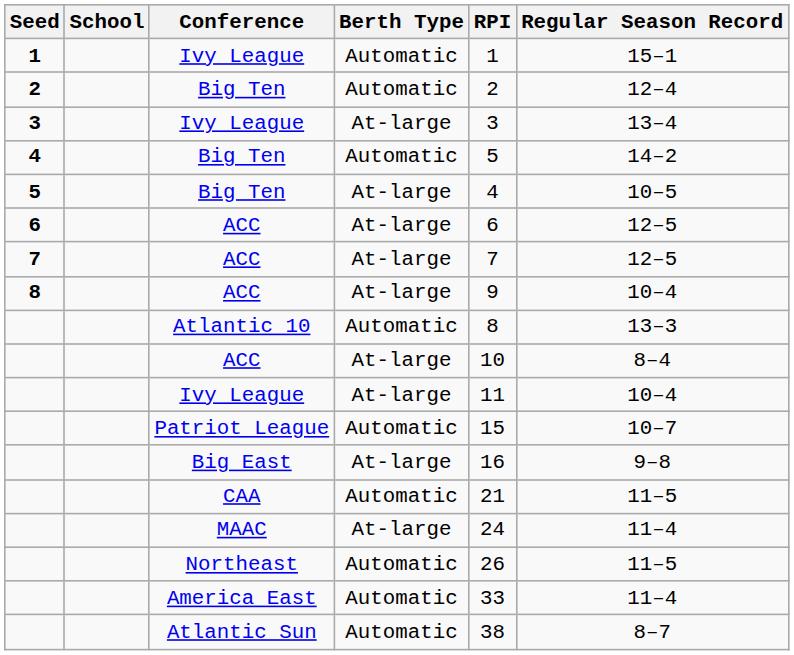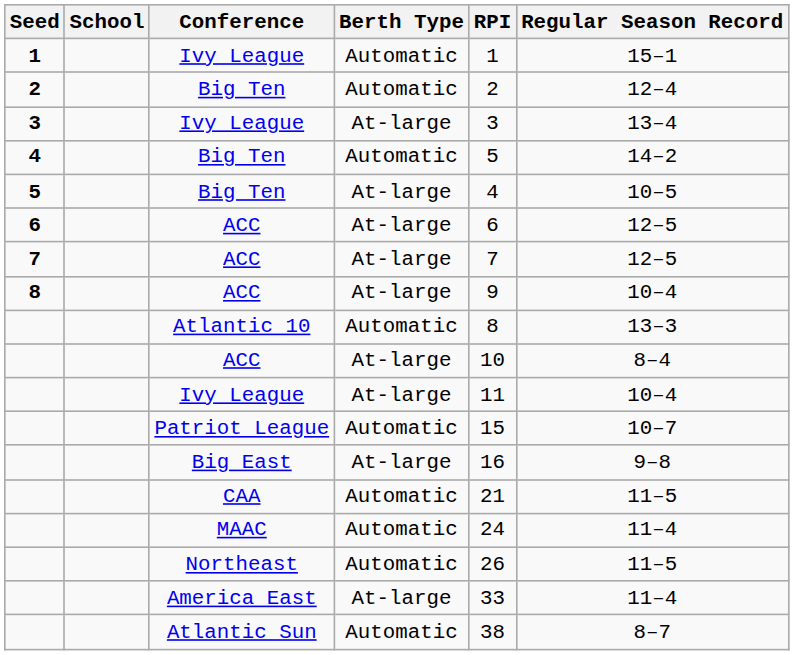(401, 530) At-large -> (401, 530) Automatic
(401, 598) Automatic -> (401, 598) At-large
